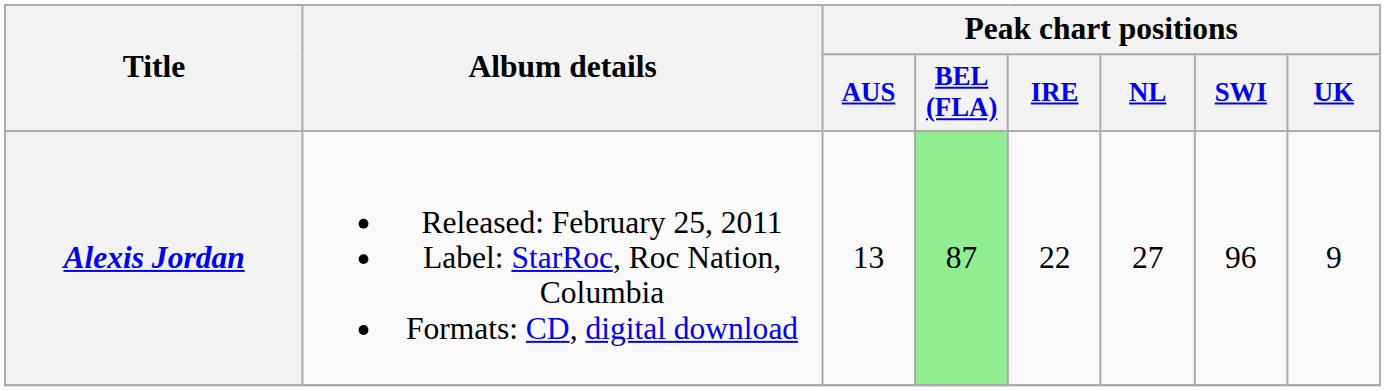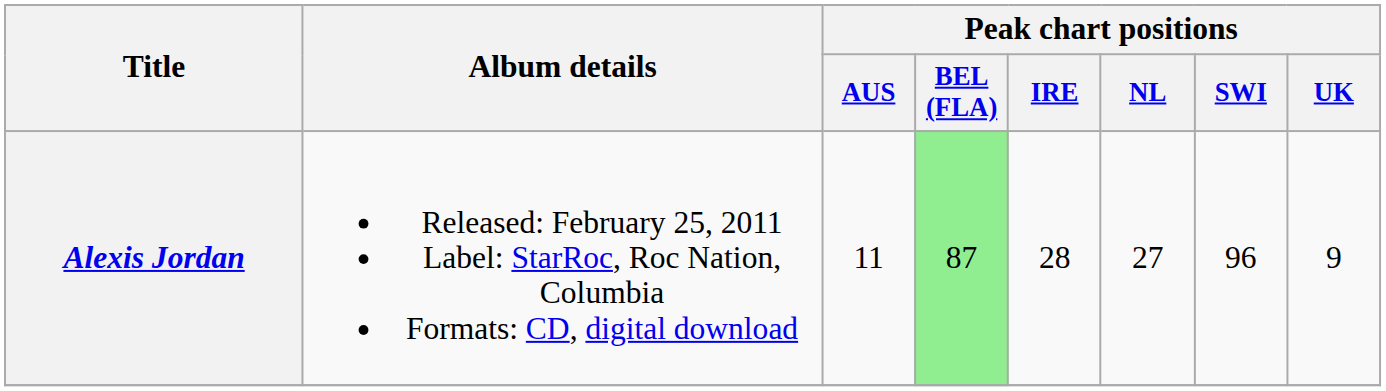(869, 257) 13 -> (869, 257) 11
(1055, 257) 22 -> (1055, 257) 28
